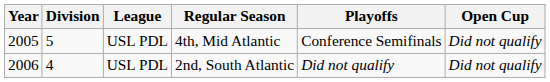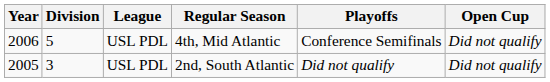(23, 41) 2005 -> (23, 41) 2006
(23, 65) 2006 -> (23, 65) 2005
(50, 65) 4 -> (50, 65) 3
